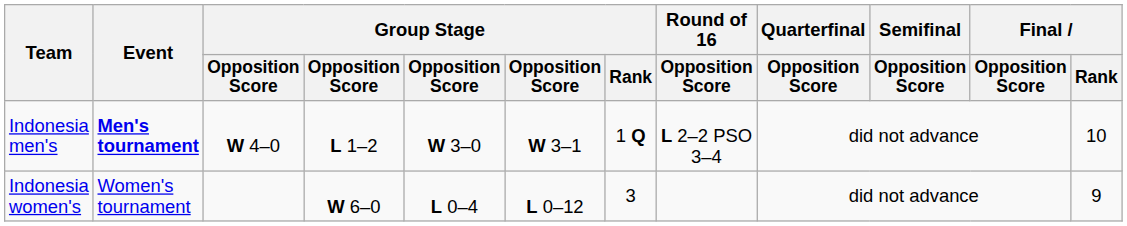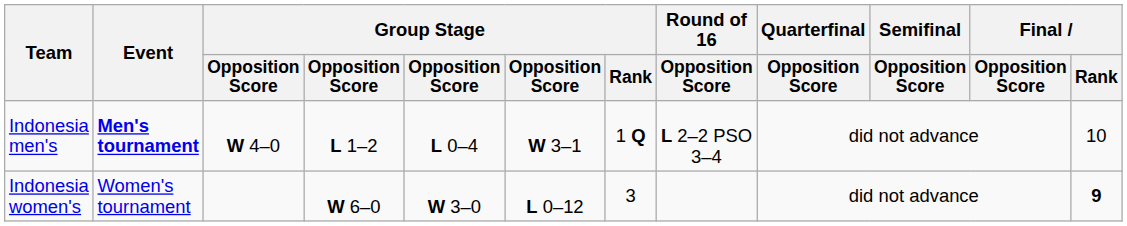(454, 147) W 3–0 -> (454, 147) L 0–4
(454, 206) L 0–4 -> (454, 206) W 3–0
(1096, 196) normal -> (1096, 196) bold
